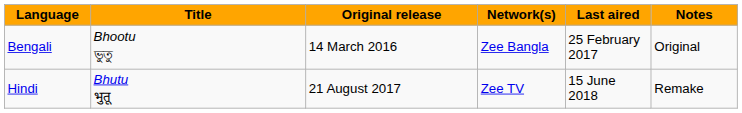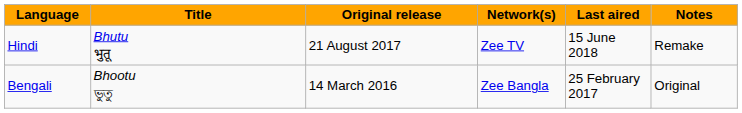rows swapped: (30, 47) <-> (23, 88)
